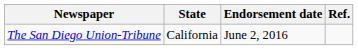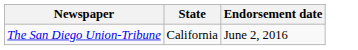- column: (339, 14)
